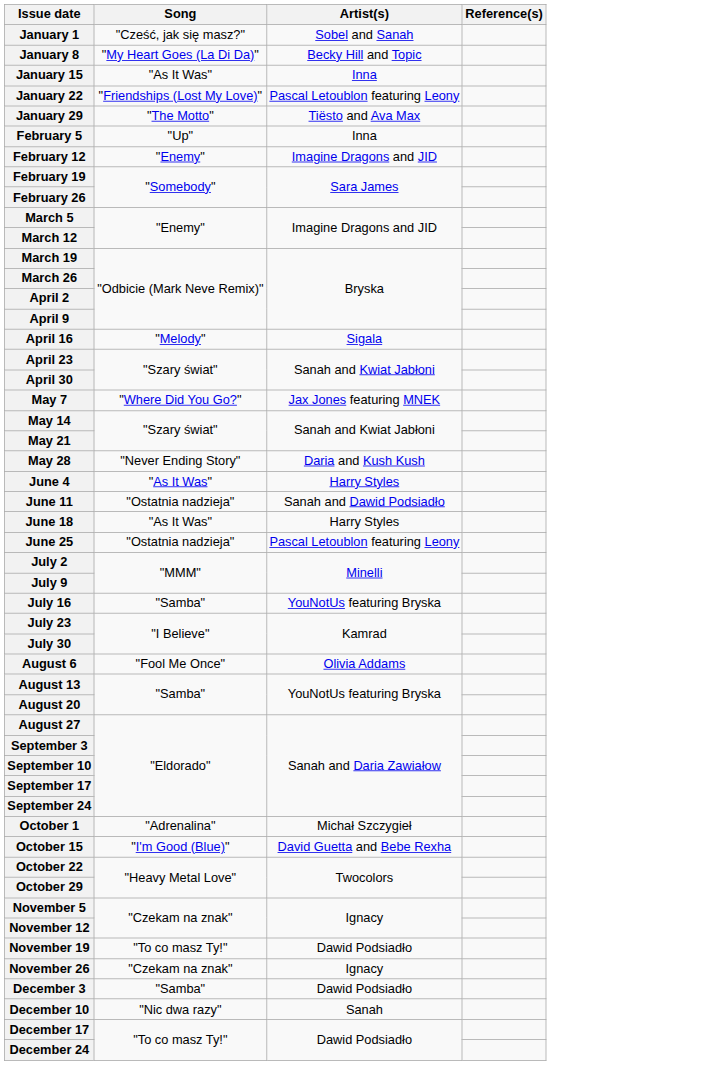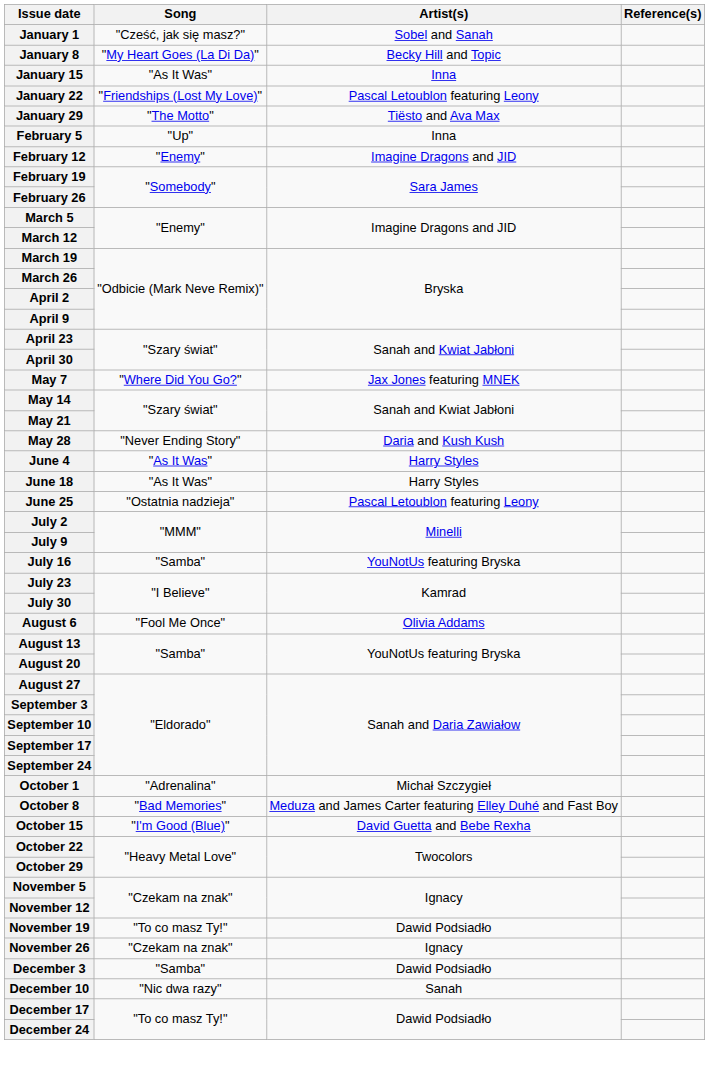- row: (49, 339)
- row: (49, 501)
+ row: (49, 806)
